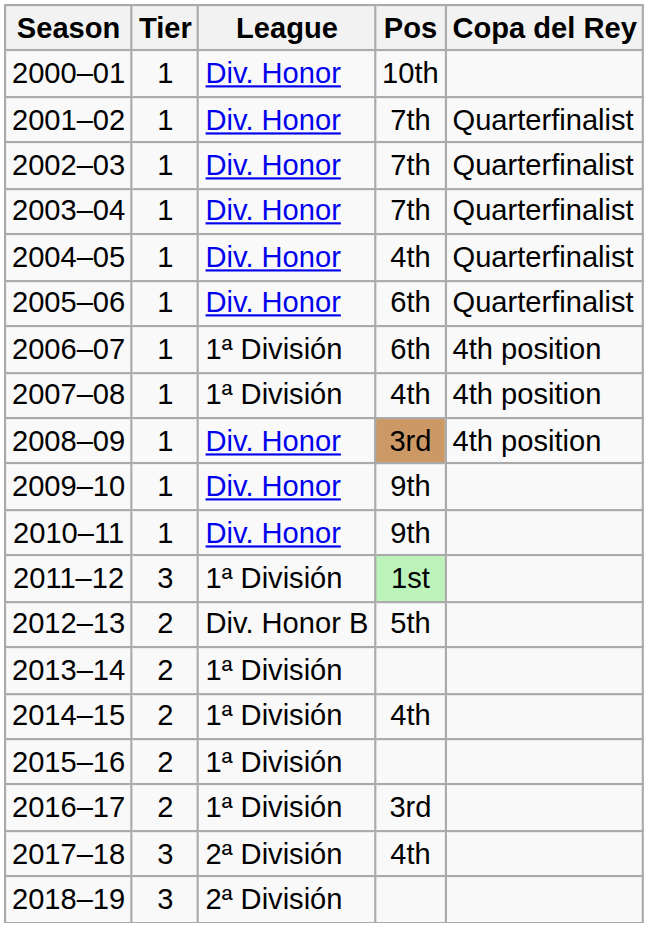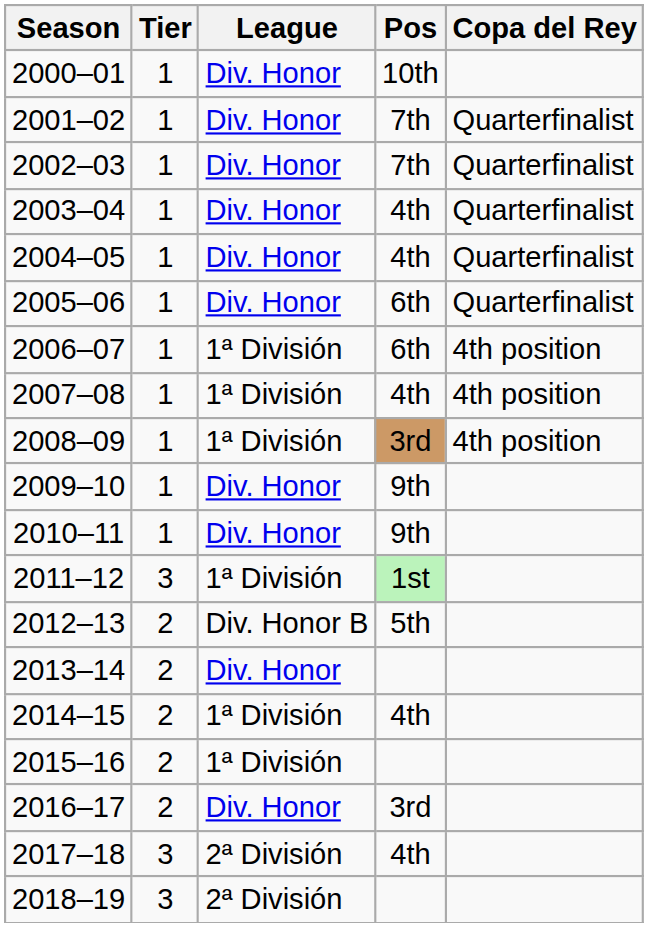(410, 211) 7th -> (410, 211) 4th
(273, 440) Div. Honor -> (274, 440) 1ª División
(274, 670) 1ª División -> (273, 670) Div. Honor
(274, 807) 1ª División -> (273, 807) Div. Honor
